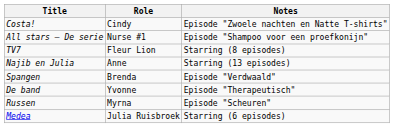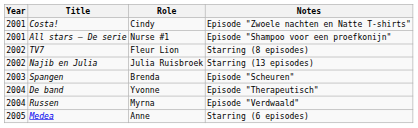+ column: (16, 11)
(117, 63) Anne -> (167, 63) Julia Ruisbroek
(230, 77) Episode "Verdwaald" -> (251, 77) Episode "Scheuren"
(227, 103) Episode "Scheuren" -> (253, 103) Episode "Verdwaald"
(144, 116) Julia Ruisbroek -> (140, 116) Anne
